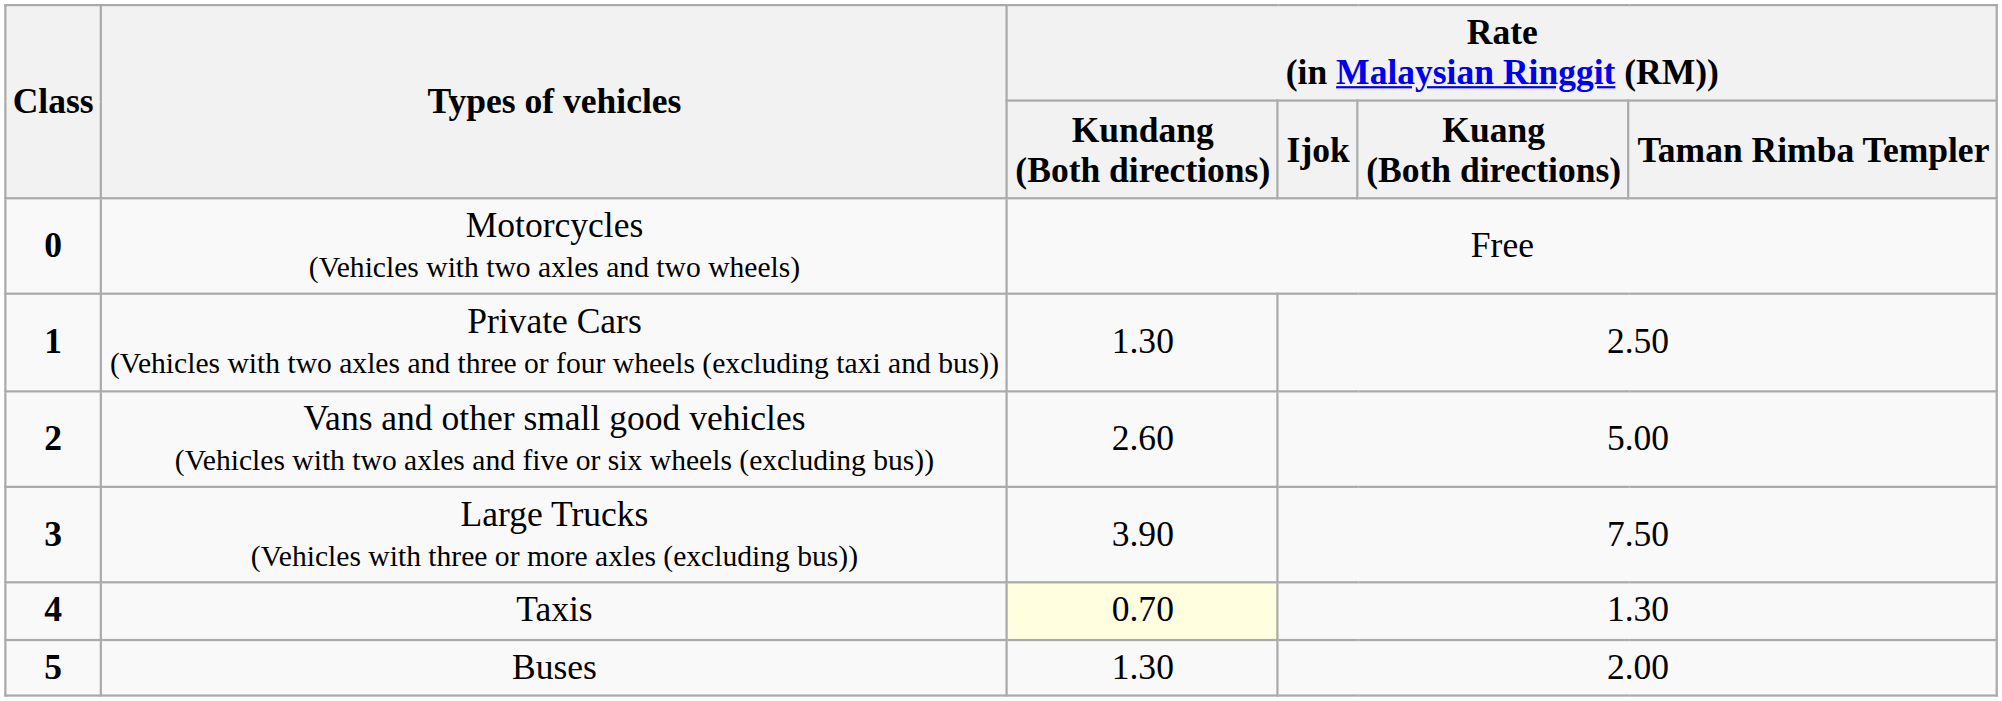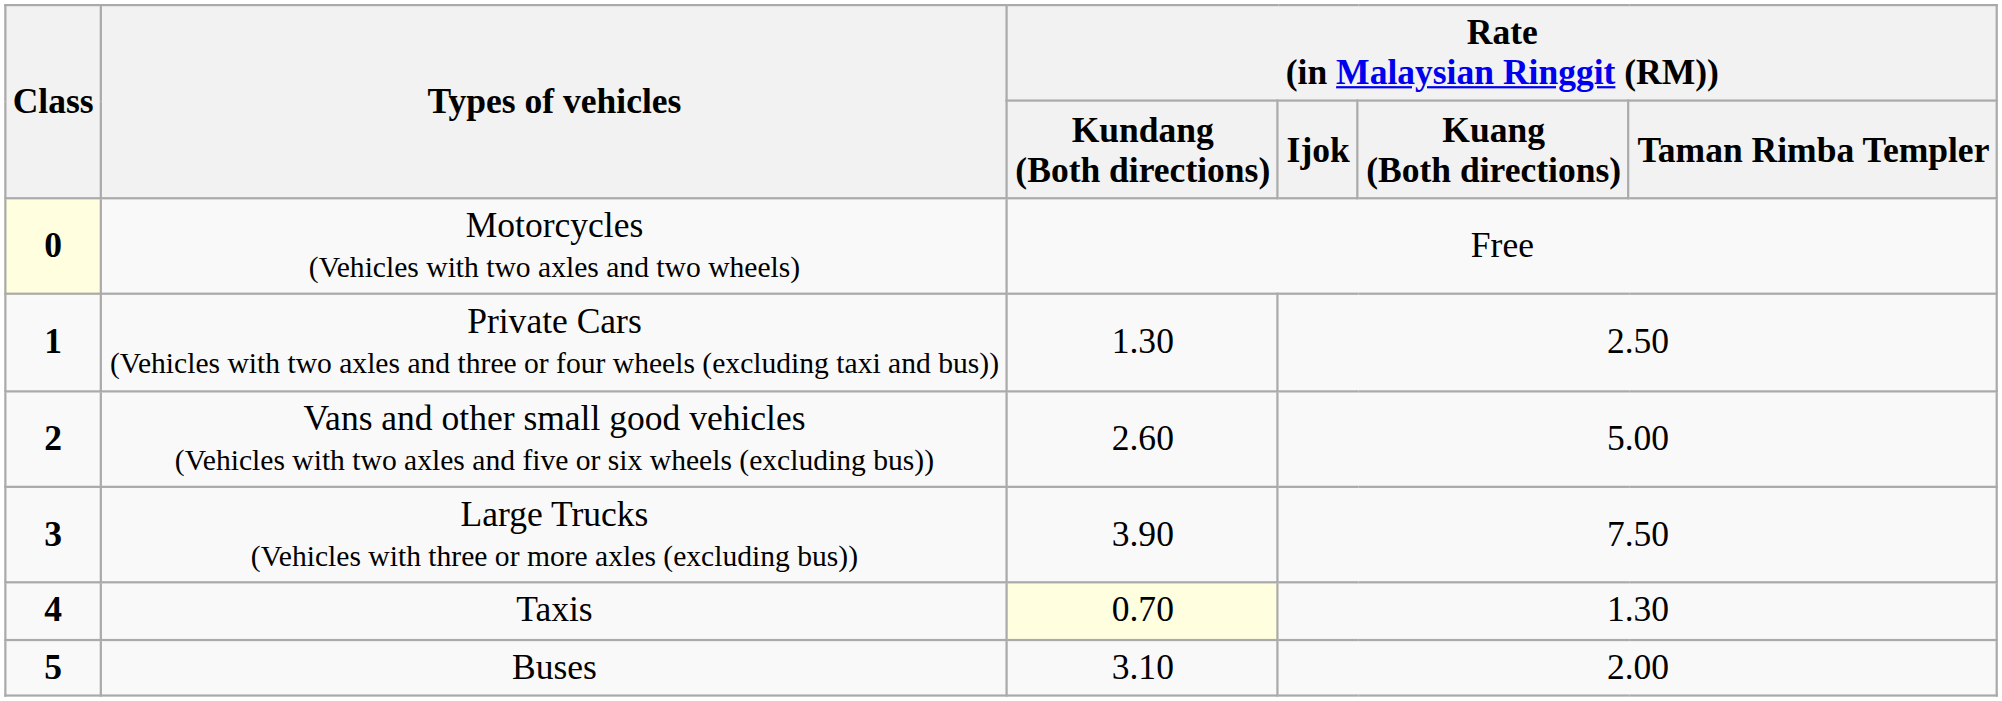(53, 245) no background -> (53, 245) lightyellow background
(1143, 666) 1.30 -> (1143, 666) 3.10
